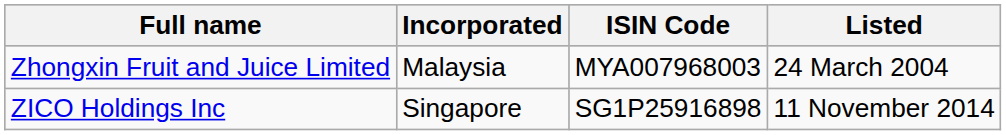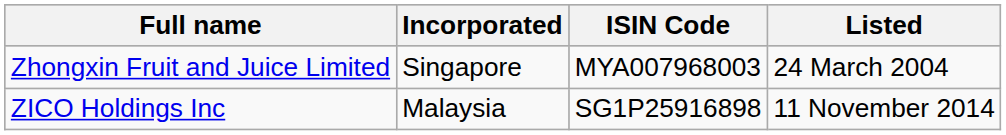(454, 66) Malaysia -> (462, 66) Singapore
(462, 108) Singapore -> (454, 108) Malaysia
